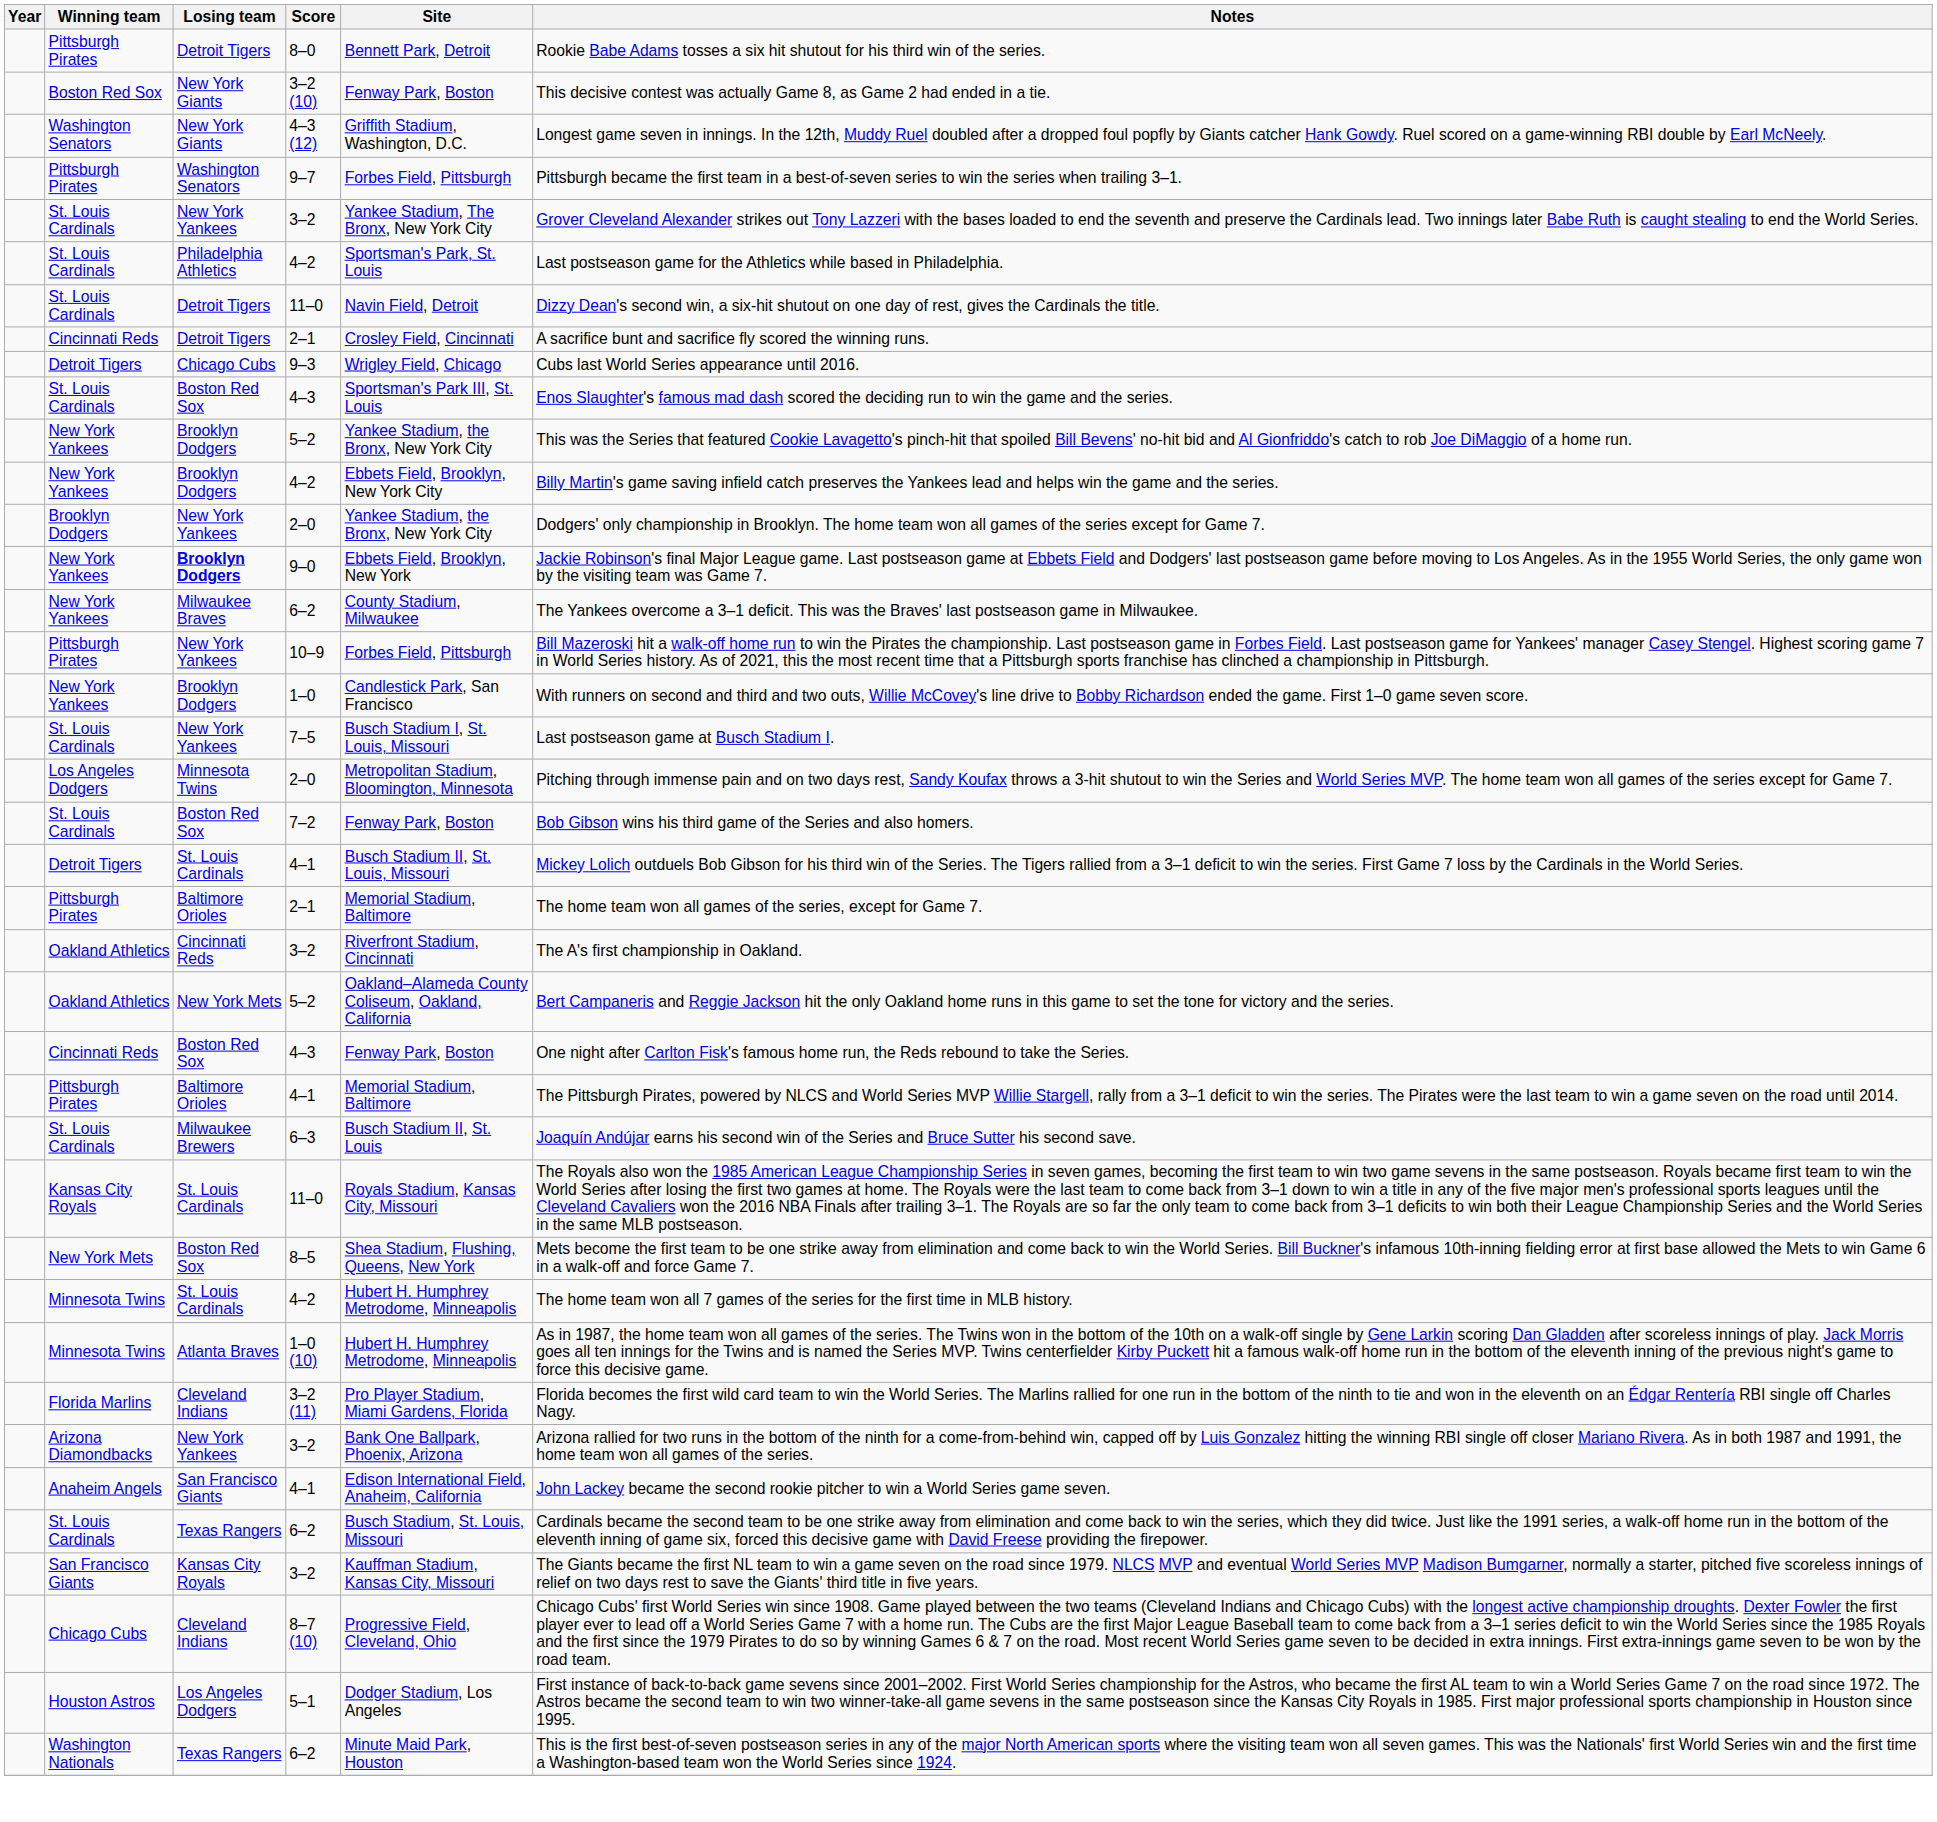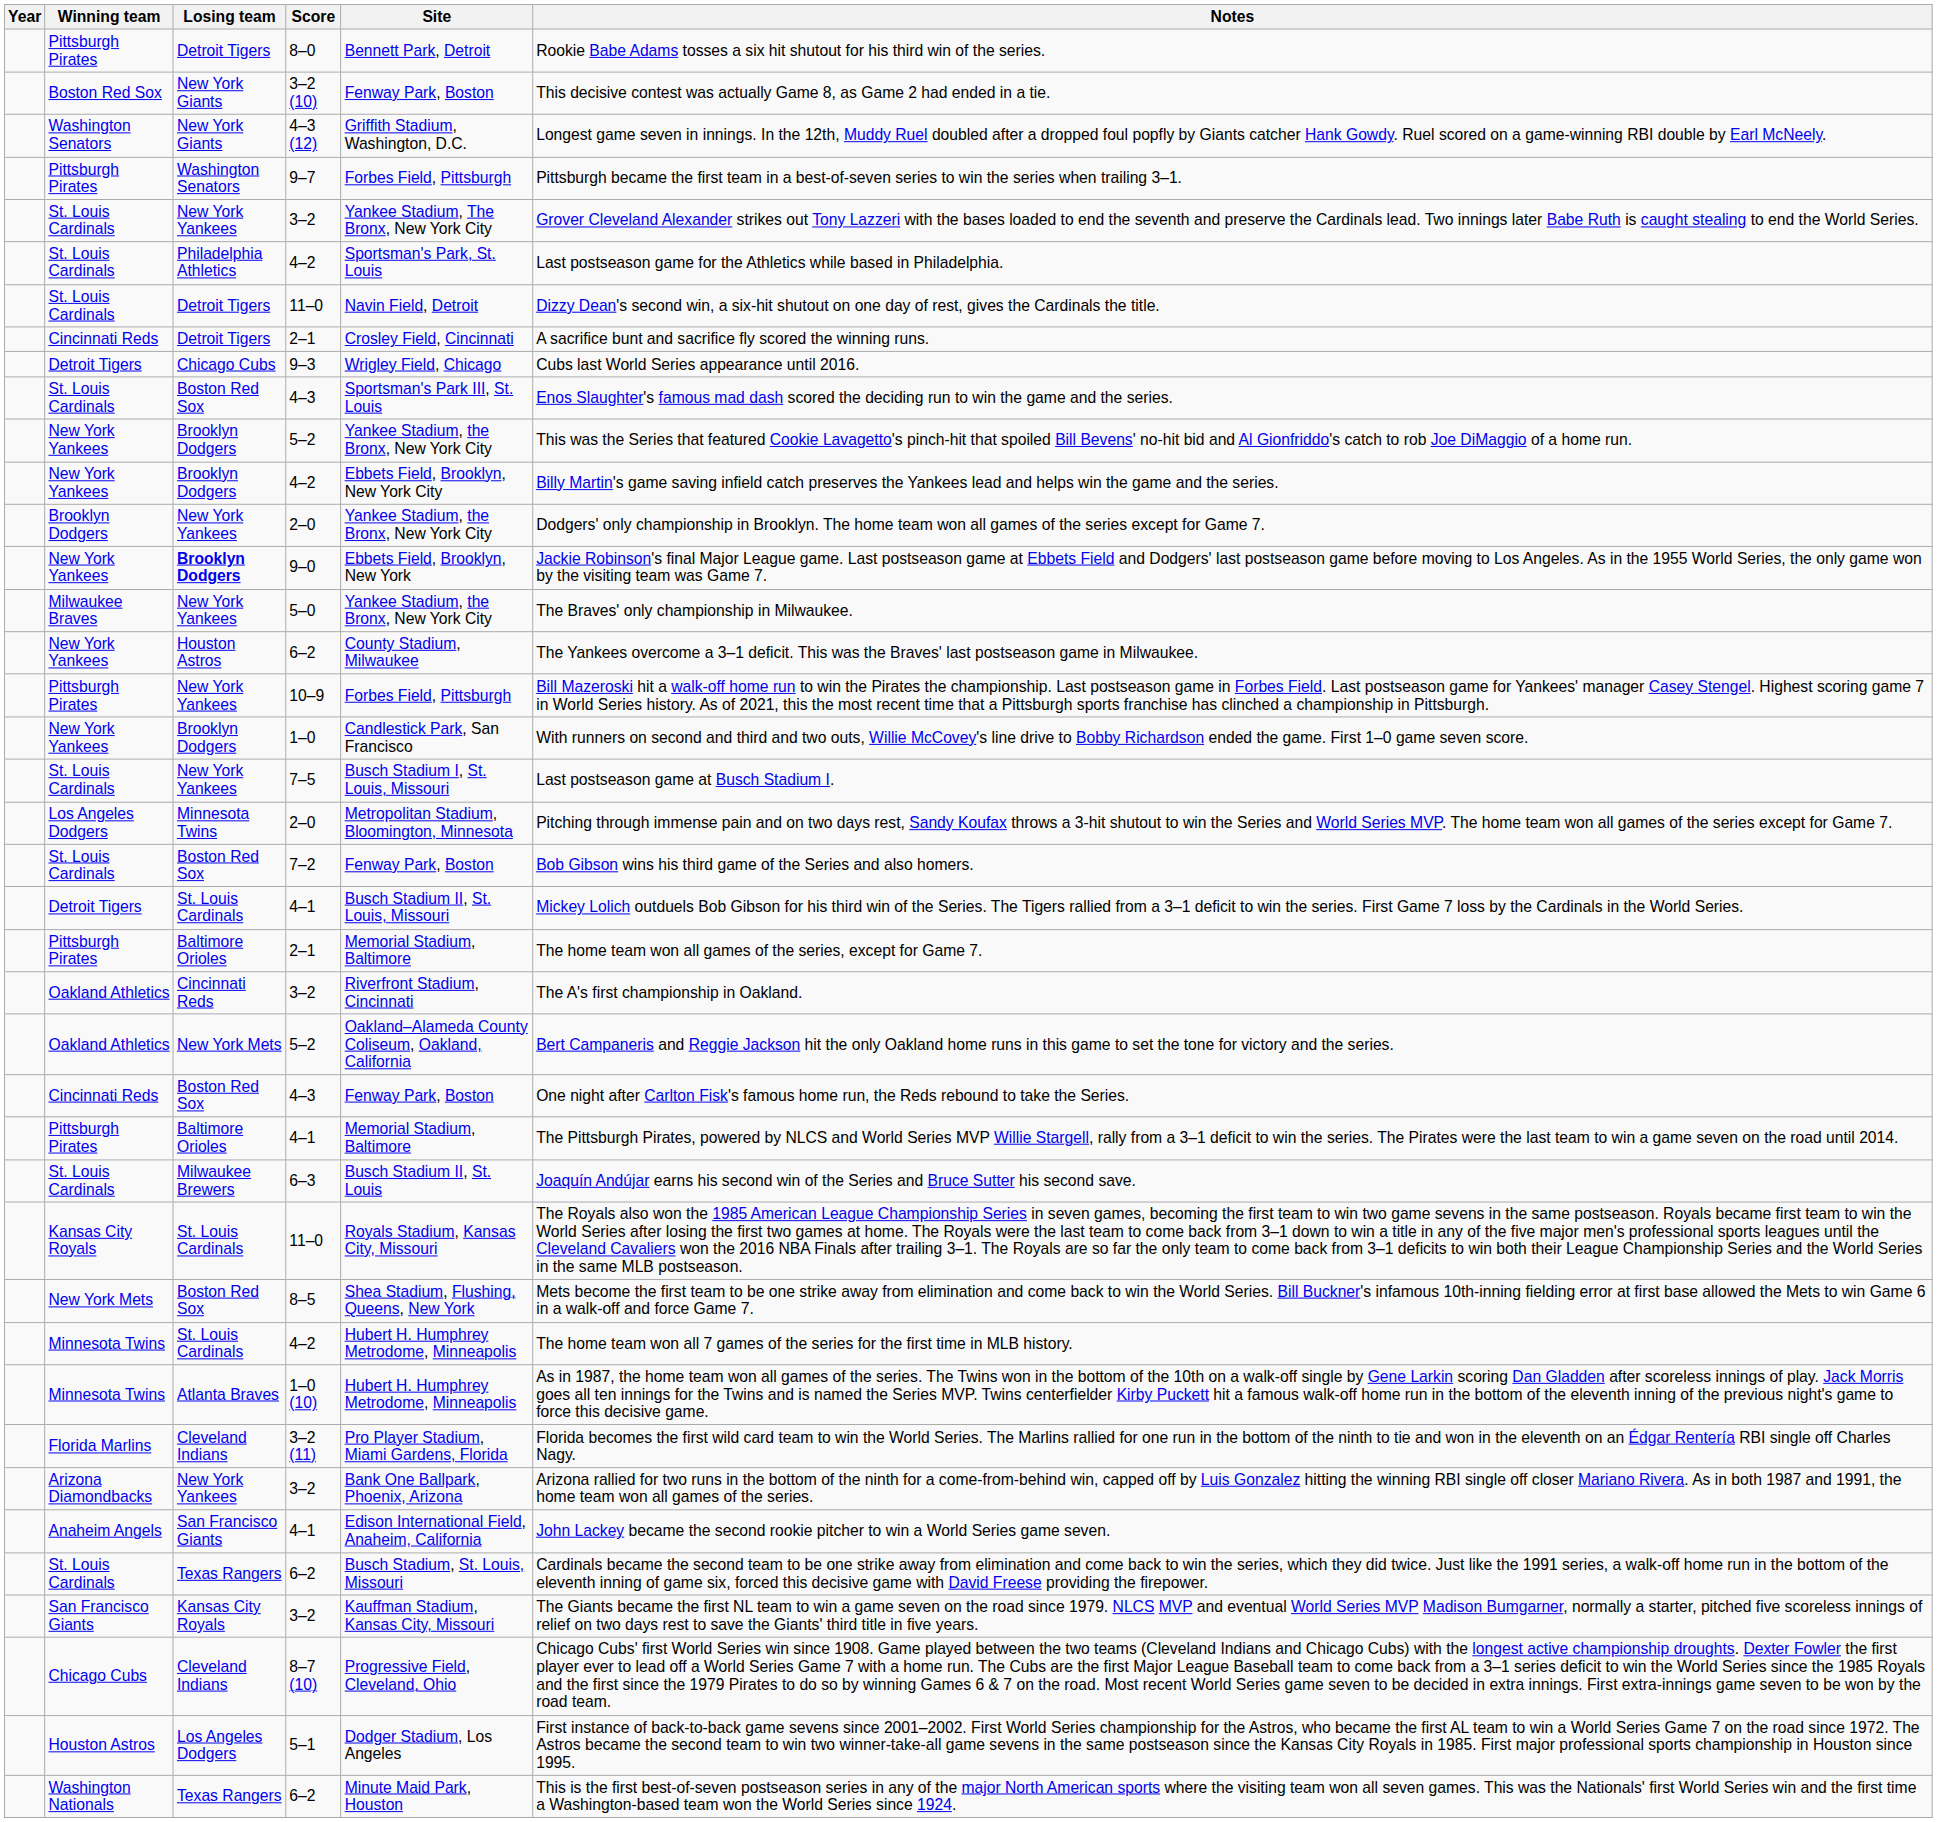+ row: (86, 610)
(214, 610) Milwaukee Braves -> (206, 652) Houston Astros
